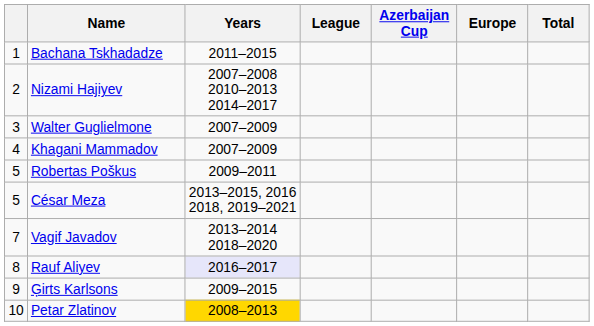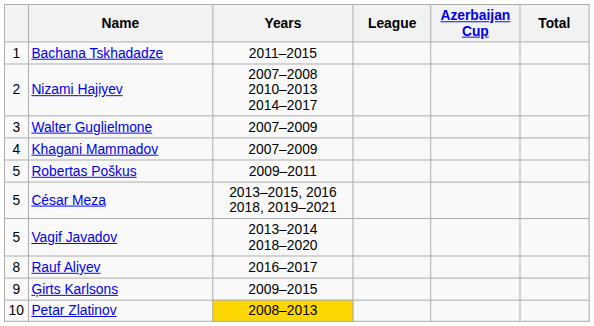- column: (492, 23)
(16, 238) 7 -> (16, 238) 5
(243, 267) lavender background -> (283, 267) no background
